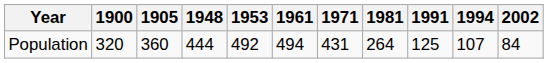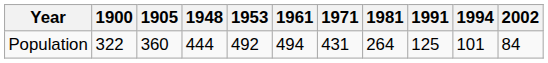(110, 44) 320 -> (110, 44) 322
(471, 44) 107 -> (471, 44) 101
